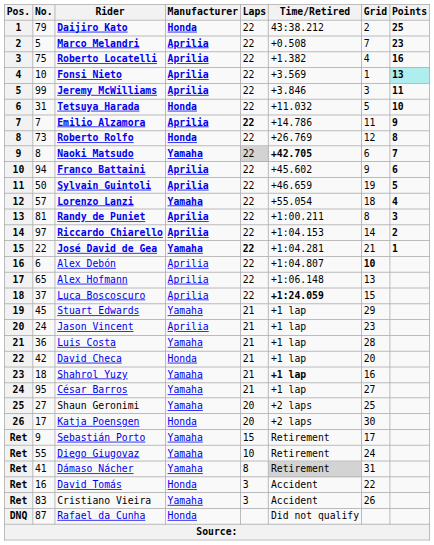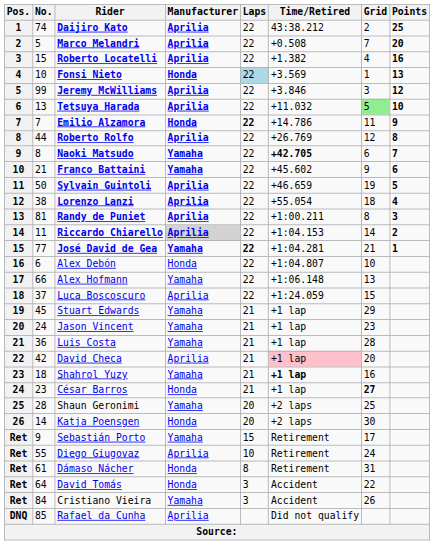(41, 28) 79 -> (41, 28) 74
(182, 28) Honda -> (188, 28) Aprilia
(398, 44) 23 -> (398, 44) 20
(41, 60) 75 -> (41, 60) 15
(188, 76) Aprilia -> (182, 76) Honda
(249, 76) no background -> (249, 76) lightblue background
(398, 76) paleturquoise background -> (398, 76) no background
(398, 91) 11 -> (398, 91) 12
(41, 107) 31 -> (41, 107) 13
(182, 107) Honda -> (188, 107) Aprilia
(367, 107) no background -> (367, 107) lightgreen background
(188, 123) Aprilia -> (182, 123) Honda
(41, 139) 73 -> (41, 139) 44
(182, 139) Honda -> (188, 139) Aprilia
(249, 154) lightgrey background -> (249, 154) no background
(41, 170) 94 -> (41, 170) 21
(188, 170) Aprilia -> (185, 170) Yamaha
(41, 202) 57 -> (41, 202) 38
(185, 202) Yamaha -> (188, 202) Aprilia
(41, 233) 97 -> (41, 233) 11
(188, 233) no background -> (188, 233) lightgrey background
(41, 249) 22 -> (41, 249) 77
(188, 265) Aprilia -> (182, 265) Honda
(370, 265) bold -> (370, 265) normal
(41, 280) 65 -> (41, 280) 66
(188, 280) Aprilia -> (185, 280) Yamaha
(297, 296) bold -> (297, 296) normal
(188, 328) Aprilia -> (185, 328) Yamaha
(182, 359) Honda -> (188, 359) Aprilia
(289, 359) no background -> (289, 359) pink background
(41, 391) 95 -> (41, 391) 23
(185, 391) Yamaha -> (182, 391) Honda
(370, 391) normal -> (370, 391) bold
(41, 406) 27 -> (41, 406) 28
(41, 422) 17 -> (41, 422) 14
(185, 454) Yamaha -> (188, 454) Aprilia
(41, 469) 41 -> (41, 469) 61
(185, 469) Yamaha -> (182, 469) Honda
(300, 469) lightgrey background -> (300, 469) no background
(41, 485) 16 -> (41, 485) 64
(41, 501) 83 -> (41, 501) 84
(41, 517) 87 -> (41, 517) 85
(182, 517) Honda -> (188, 517) Aprilia
